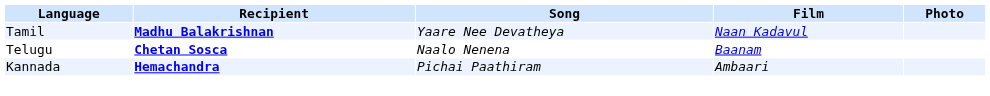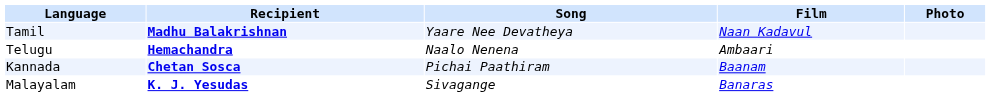(181, 49) Chetan Sosca -> (190, 49) Hemachandra
(738, 49) Baanam -> (746, 49) Ambaari
(177, 67) Hemachandra -> (194, 67) Chetan Sosca
(742, 67) Ambaari -> (742, 67) Baanam
+ row: (41, 85)
